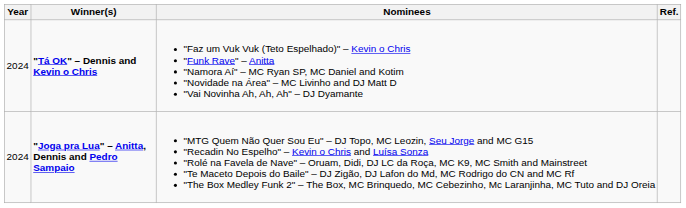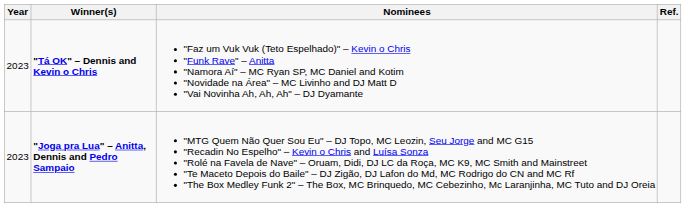(18, 65) 2024 -> (18, 65) 2023
(18, 157) 2024 -> (18, 157) 2023
